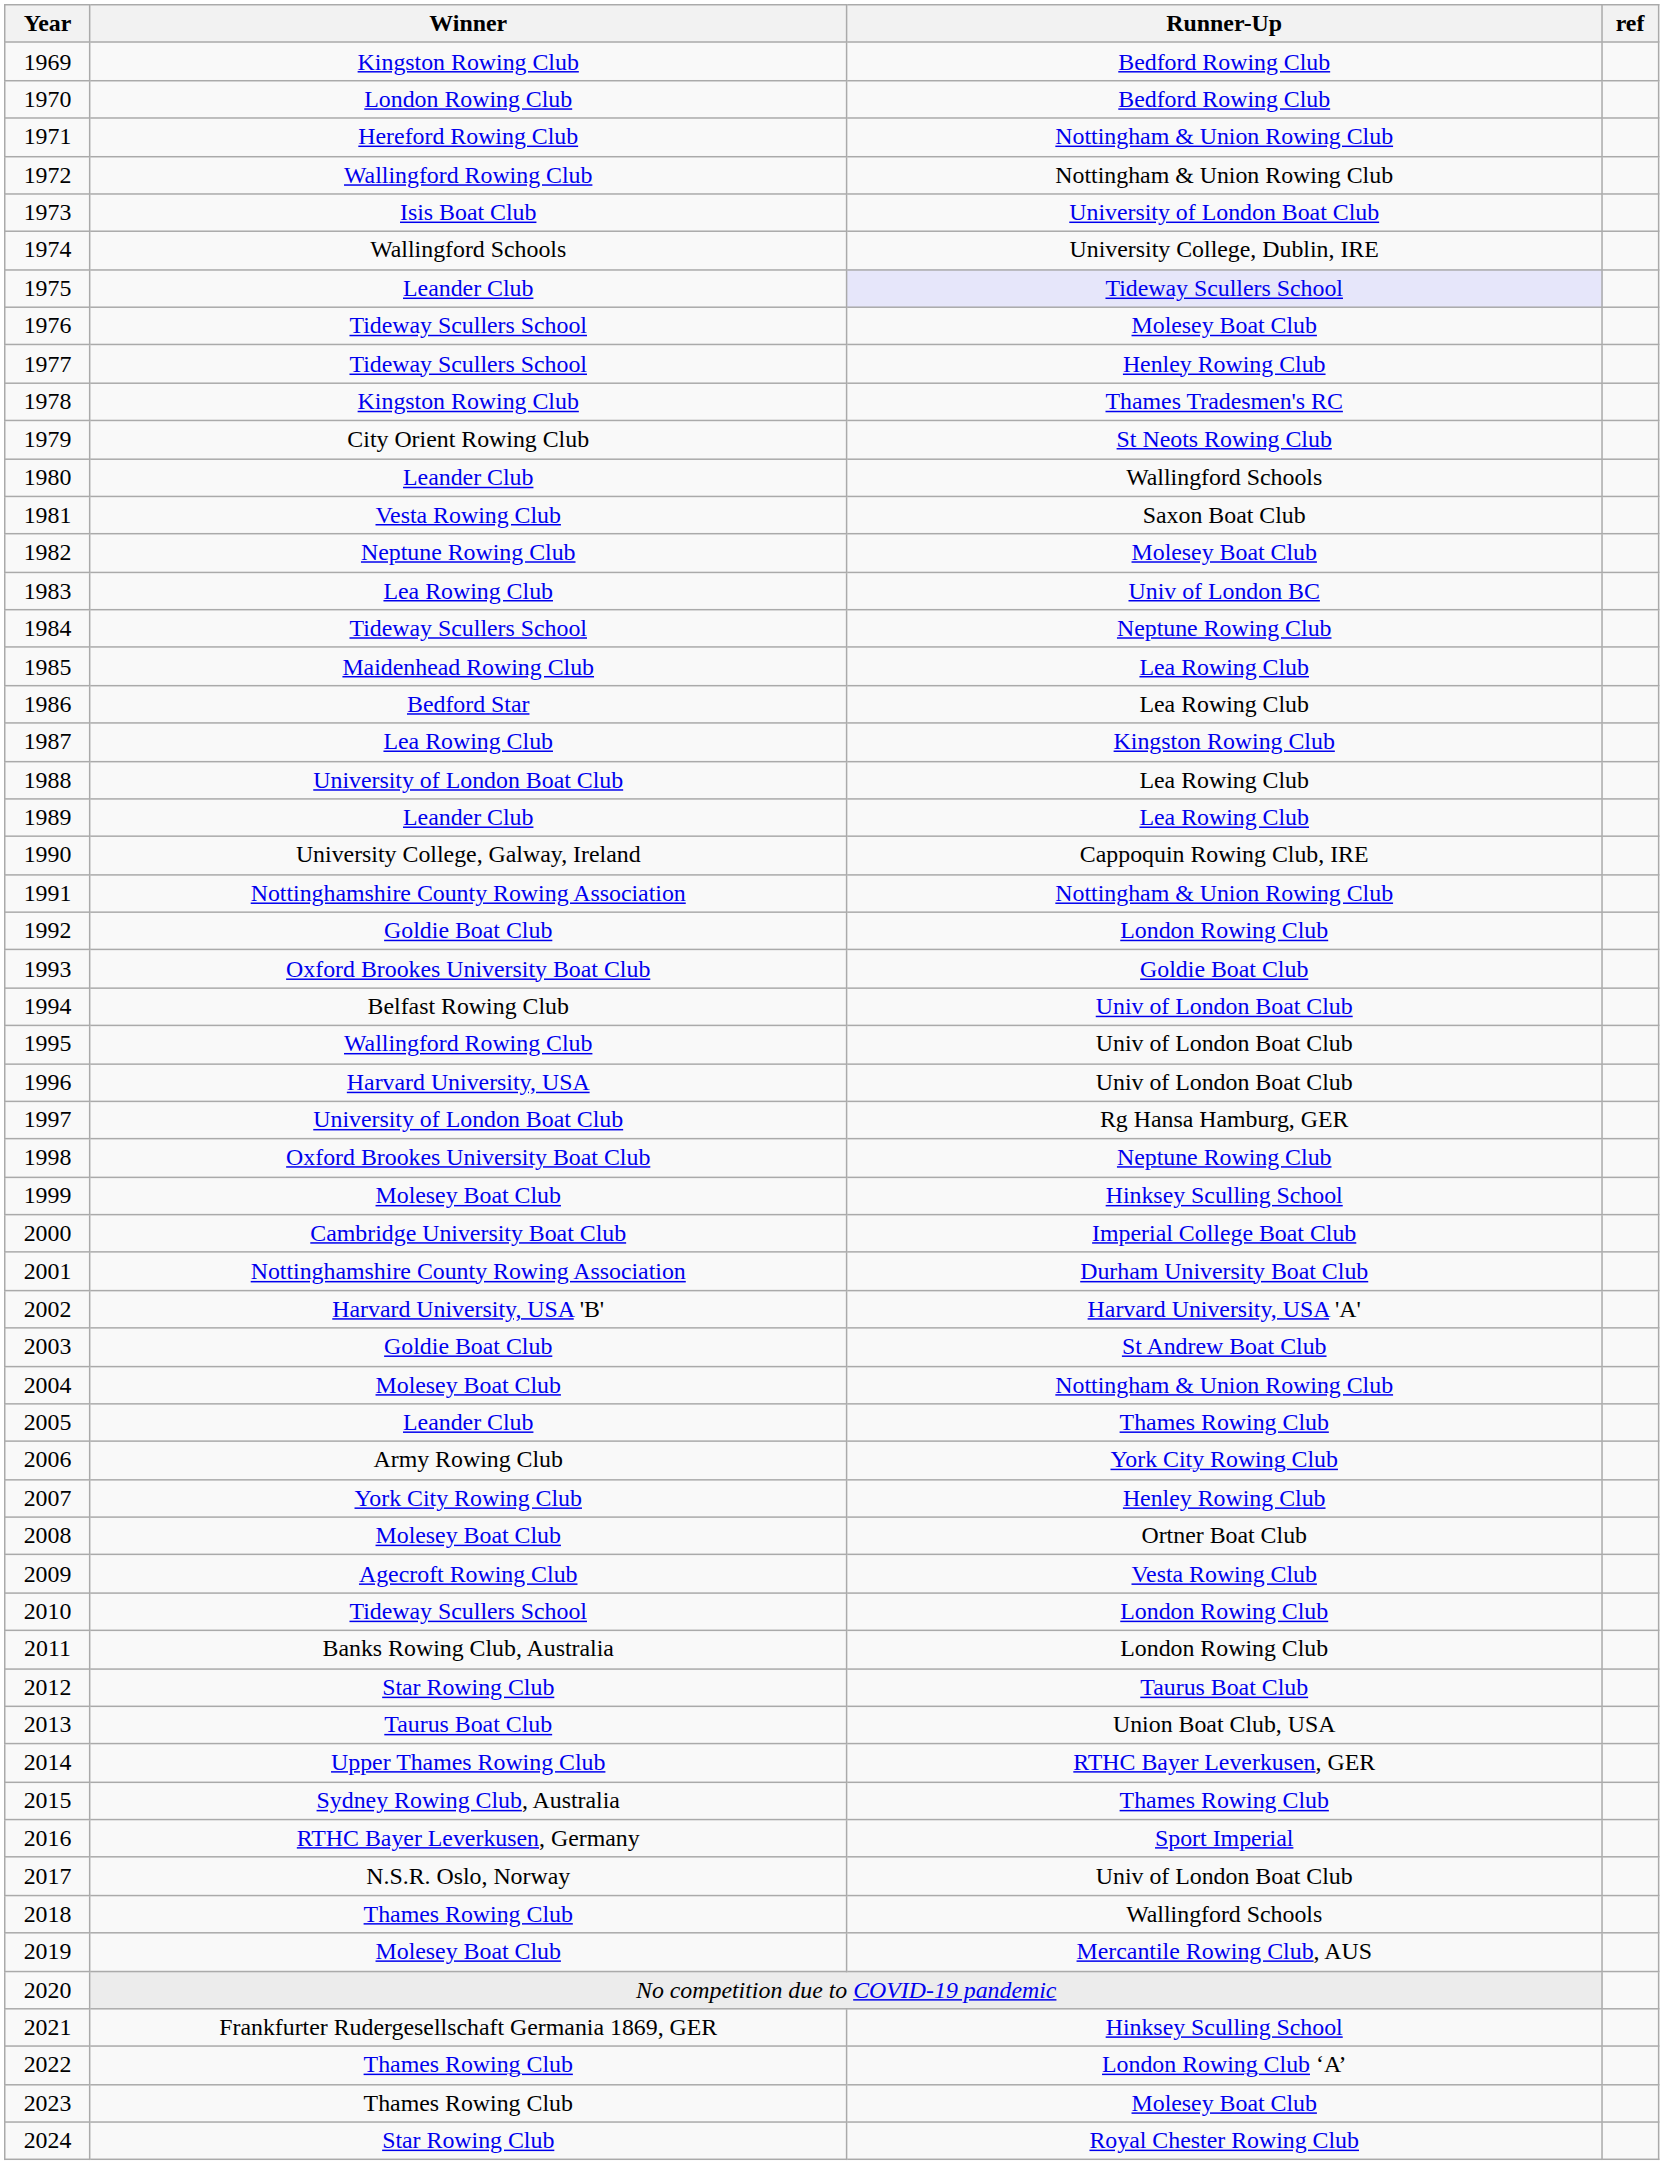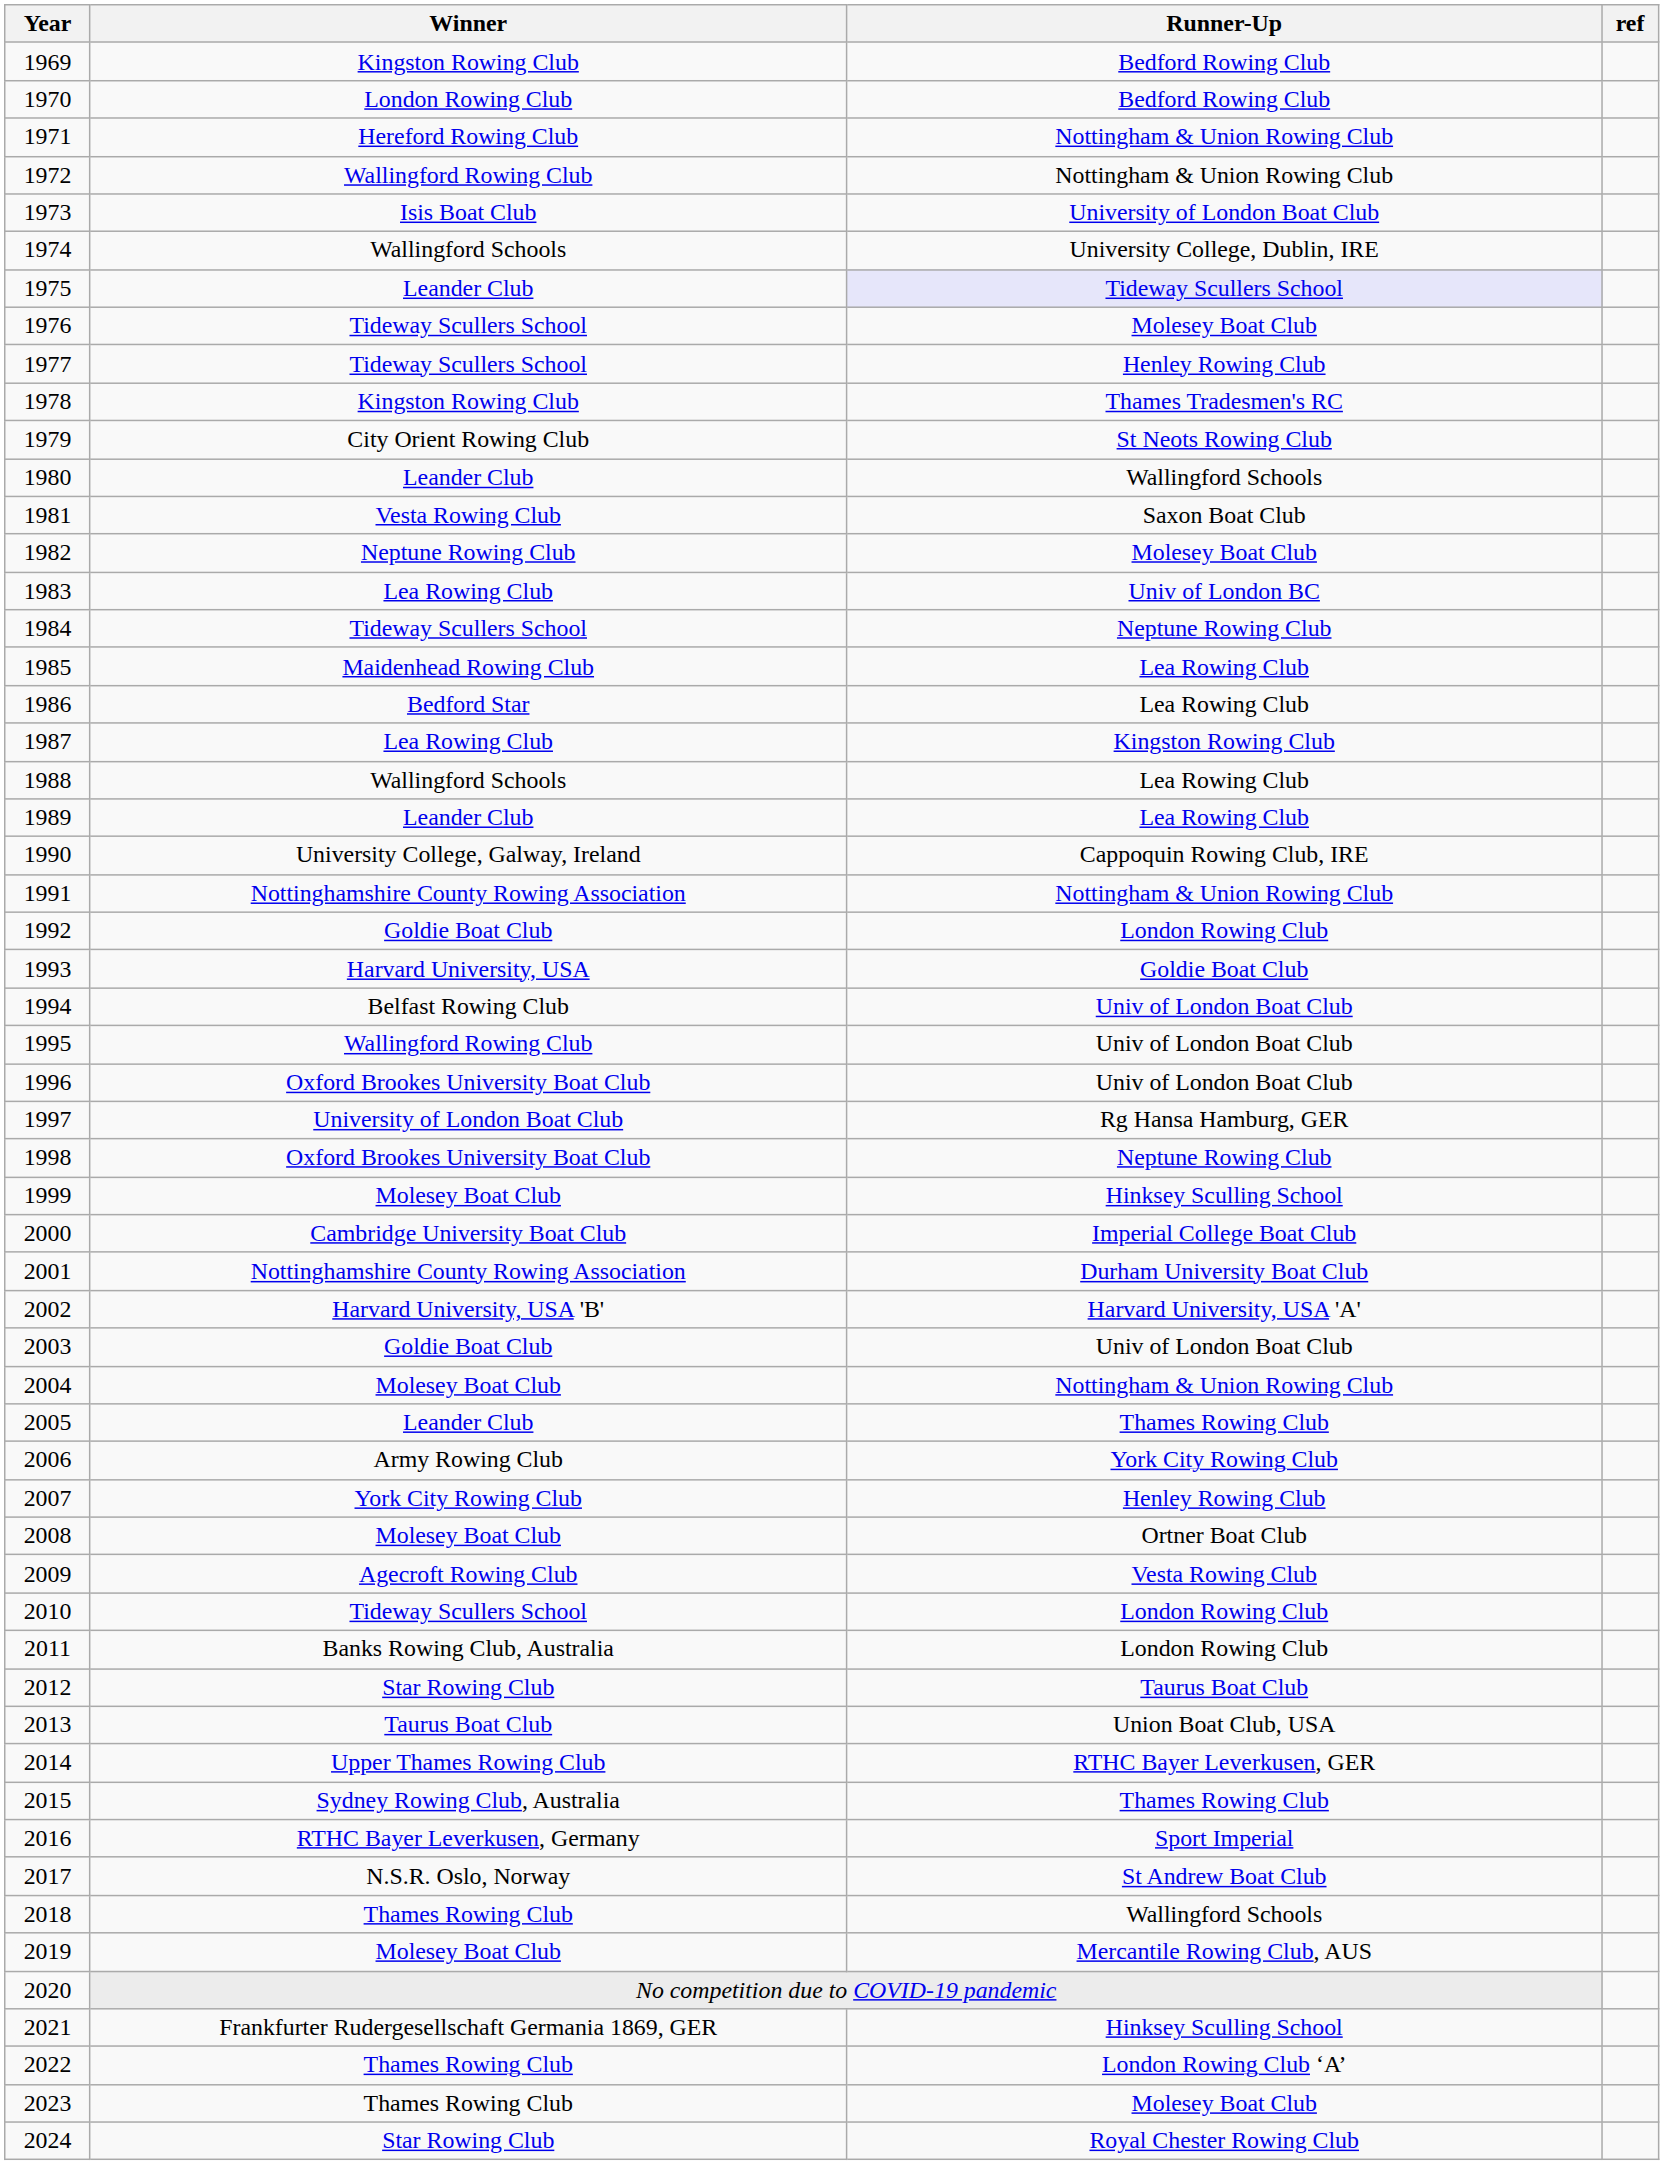(468, 779) University of London Boat Club -> (468, 779) Wallingford Schools
(468, 968) Oxford Brookes University Boat Club -> (468, 968) Harvard University, USA
(468, 1082) Harvard University, USA -> (468, 1082) Oxford Brookes University Boat Club
(1224, 1346) St Andrew Boat Club -> (1224, 1346) Univ of London Boat Club
(1224, 1876) Univ of London Boat Club -> (1224, 1876) St Andrew Boat Club
